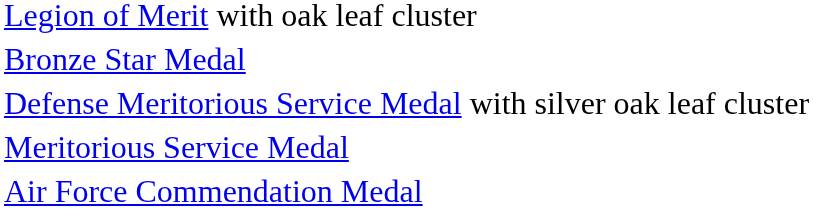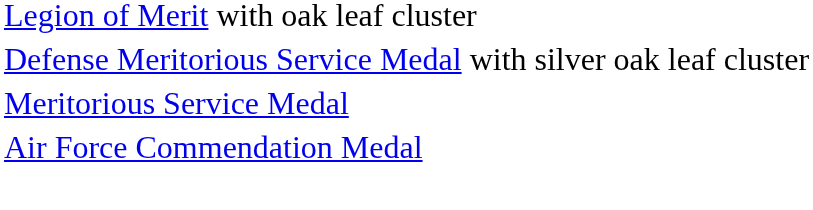- row: (125, 59)
